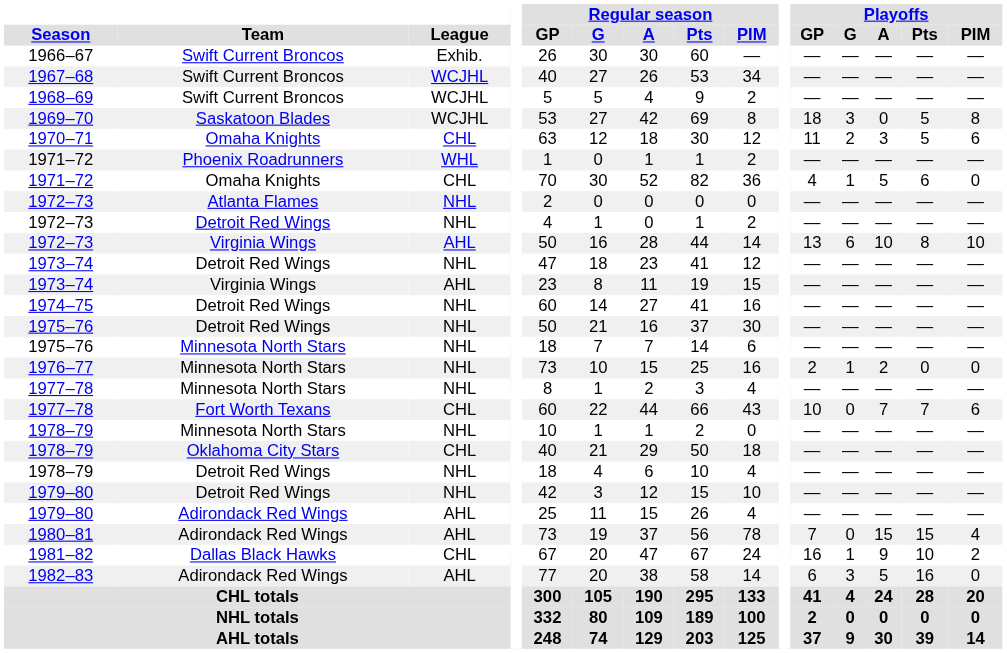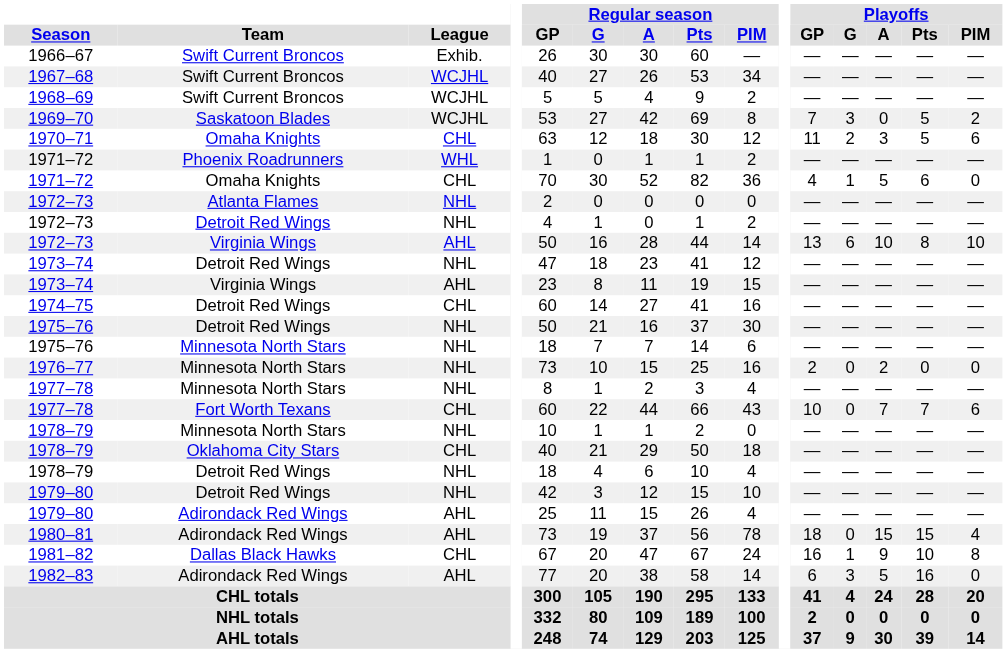(812, 118) 18 -> (812, 118) 7
(975, 118) 8 -> (975, 118) 2
(460, 305) NHL -> (460, 305) CHL
(850, 367) 1 -> (850, 367) 0
(812, 534) 7 -> (812, 534) 18
(975, 555) 2 -> (975, 555) 8
